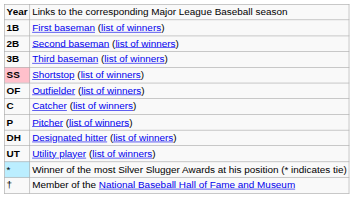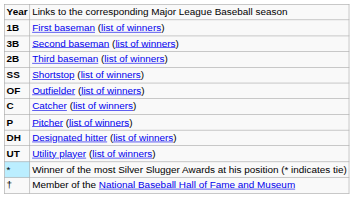(13, 43) 2B -> (13, 43) 3B
(13, 59) 3B -> (13, 59) 2B
(13, 75) pink background -> (13, 75) no background
